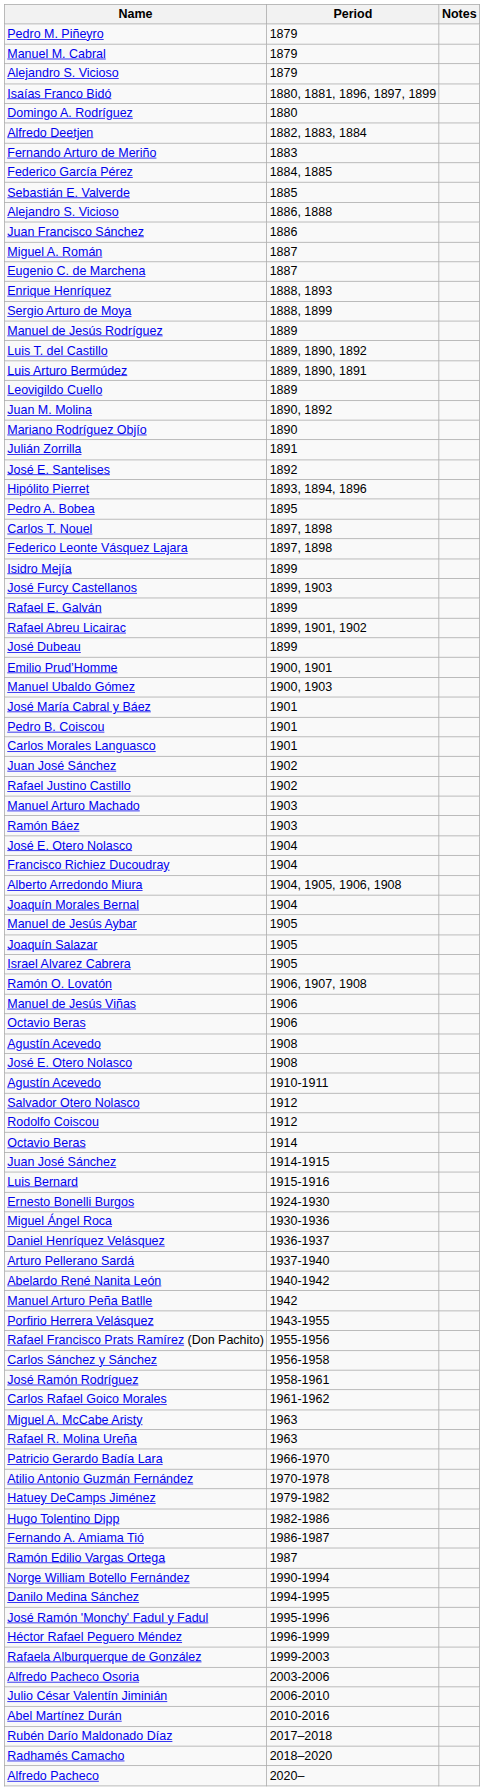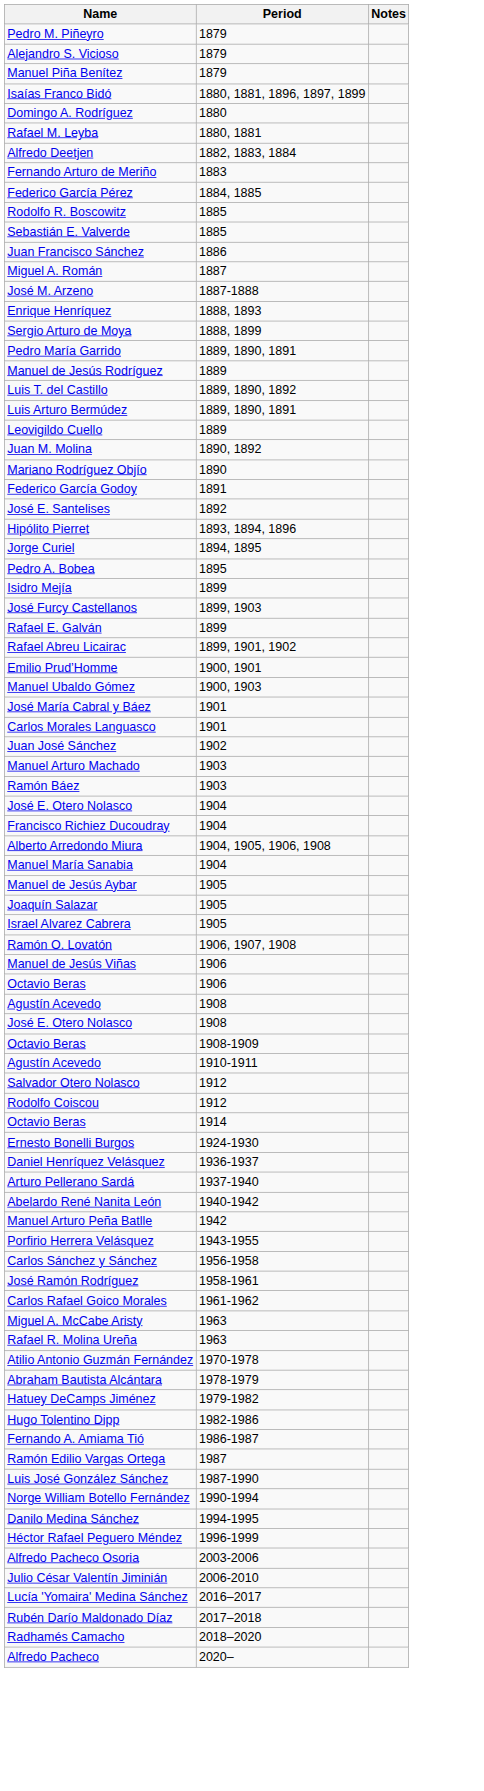- row: (57, 53)
+ row: (65, 73)
+ row: (53, 133)
+ row: (67, 212)
- row: (63, 212)
+ row: (50, 291)
- row: (76, 271)
+ row: (64, 350)
+ row: (72, 489)
- row: (44, 449)
+ row: (41, 548)
- row: (50, 529)
- row: (97, 548)
- row: (44, 647)
- row: (56, 726)
- row: (69, 786)
+ row: (70, 865)
- row: (73, 905)
+ row: (46, 1043)
- row: (62, 1162)
- row: (43, 1182)
- row: (60, 1221)
- row: (136, 1340)
- row: (85, 1459)
+ row: (85, 1380)
+ row: (88, 1479)
- row: (108, 1617)
- row: (104, 1657)
- row: (64, 1716)
+ row: (98, 1597)
